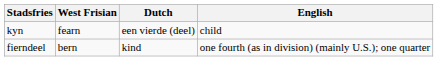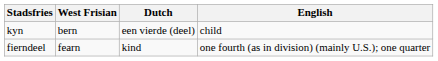(69, 30) fearn -> (67, 30) bern
(67, 47) bern -> (69, 47) fearn
